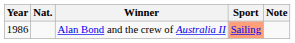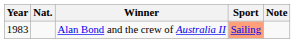(18, 30) 1986 -> (18, 30) 1983
